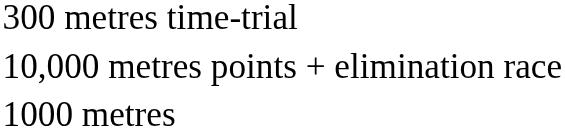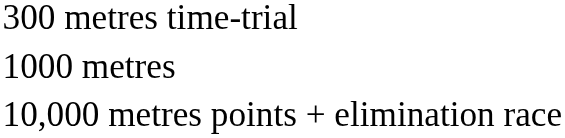rows swapped: (89, 114) <-> (282, 66)
